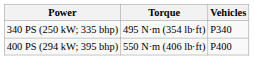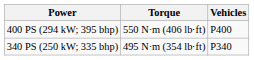rows swapped: (62, 29) <-> (62, 46)
